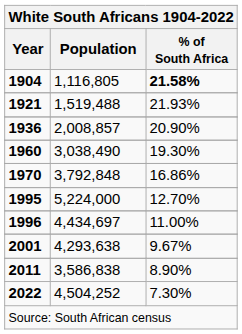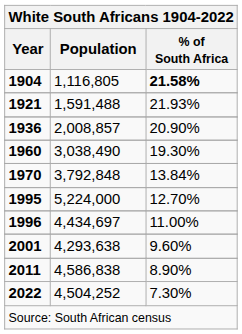(87, 104) 1,519,488 -> (87, 104) 1,591,488
(175, 175) 16.86% -> (175, 175) 13.84%
(170, 246) 9.67% -> (170, 246) 9.60%
(87, 269) 3,586,838 -> (87, 269) 4,586,838
